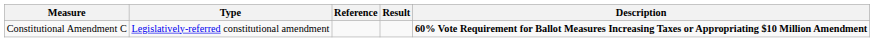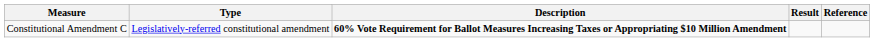columns swapped: (641, 12) <-> (356, 12)
